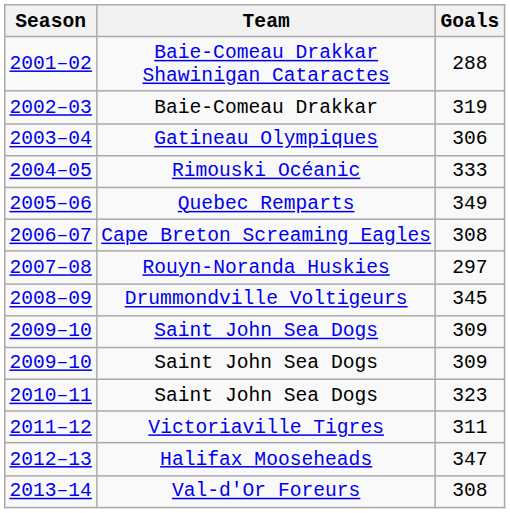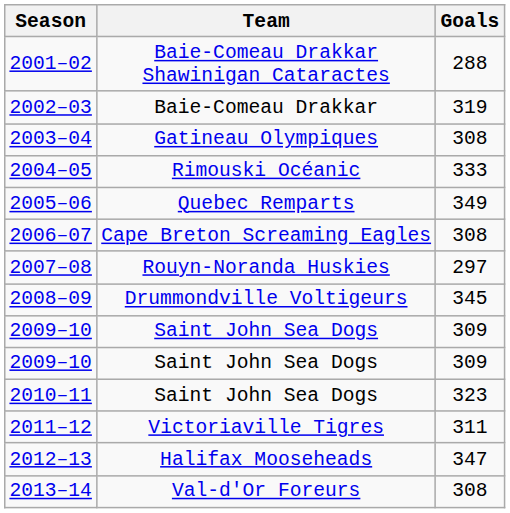(470, 139) 306 -> (470, 139) 308
